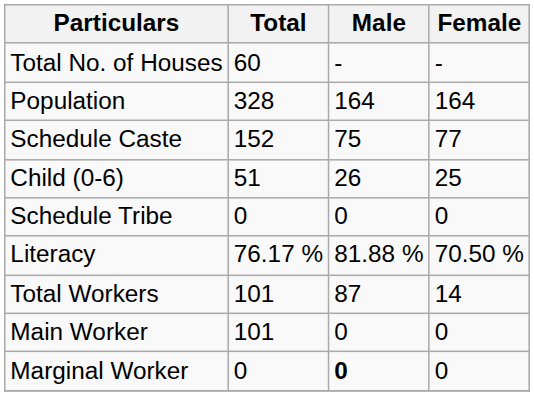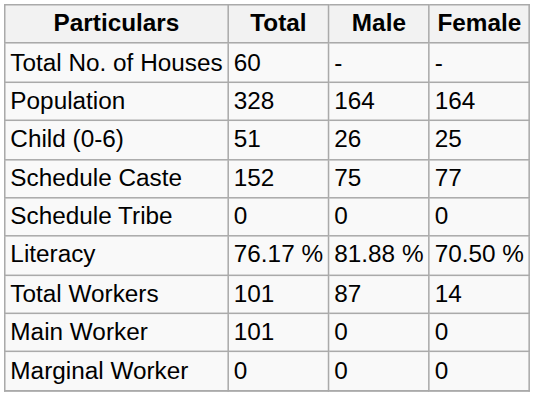rows swapped: (67, 178) <-> (96, 139)
(341, 370) bold -> (341, 370) normal
